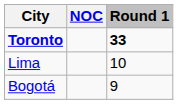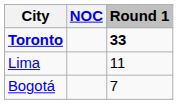(118, 63) 10 -> (117, 63) 11
(114, 87) 9 -> (114, 87) 7
